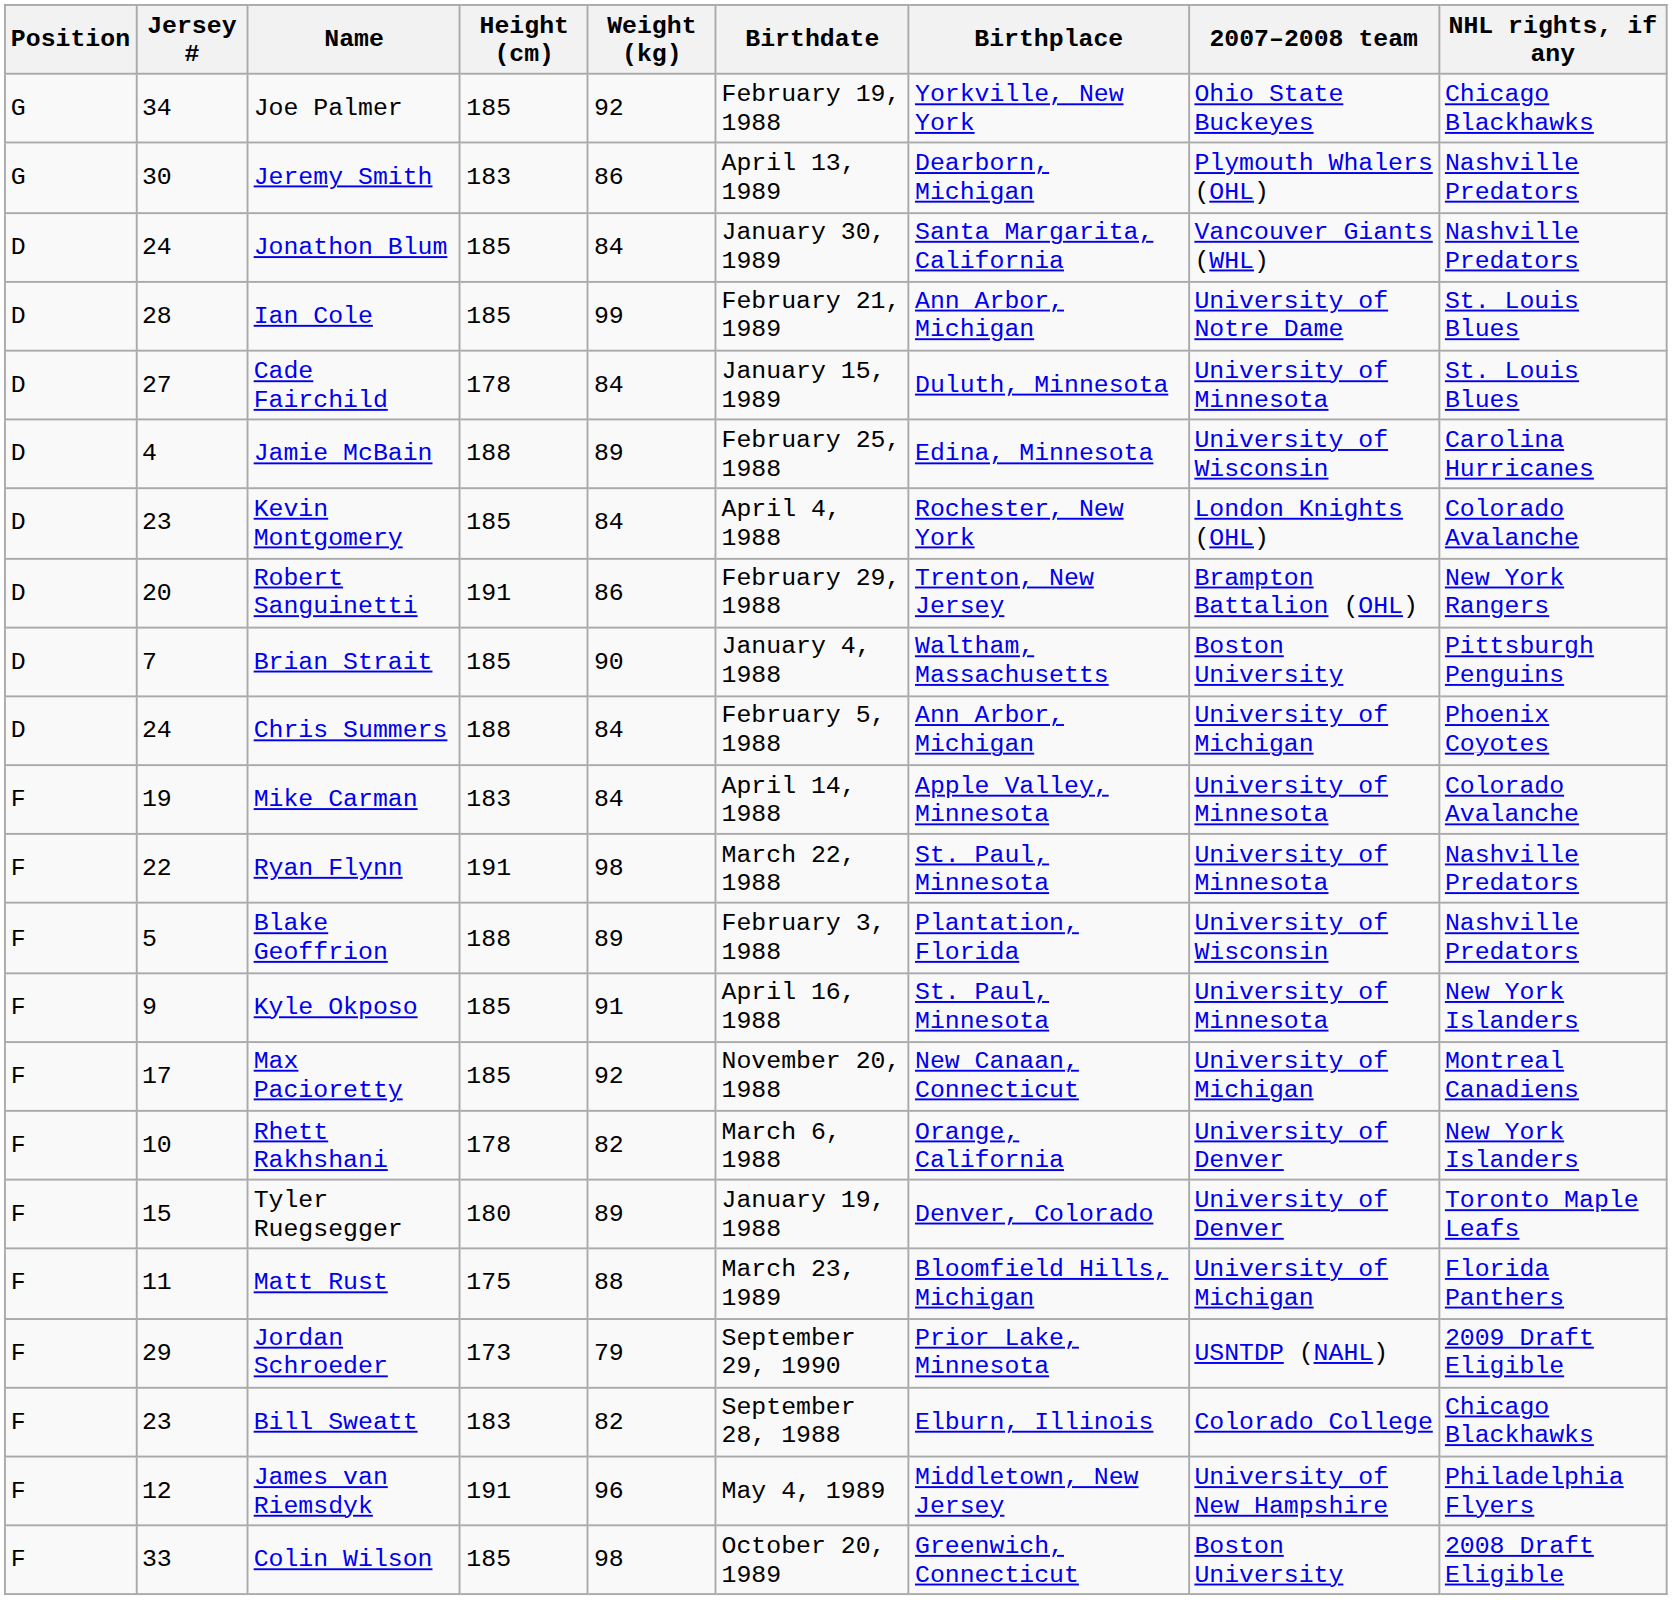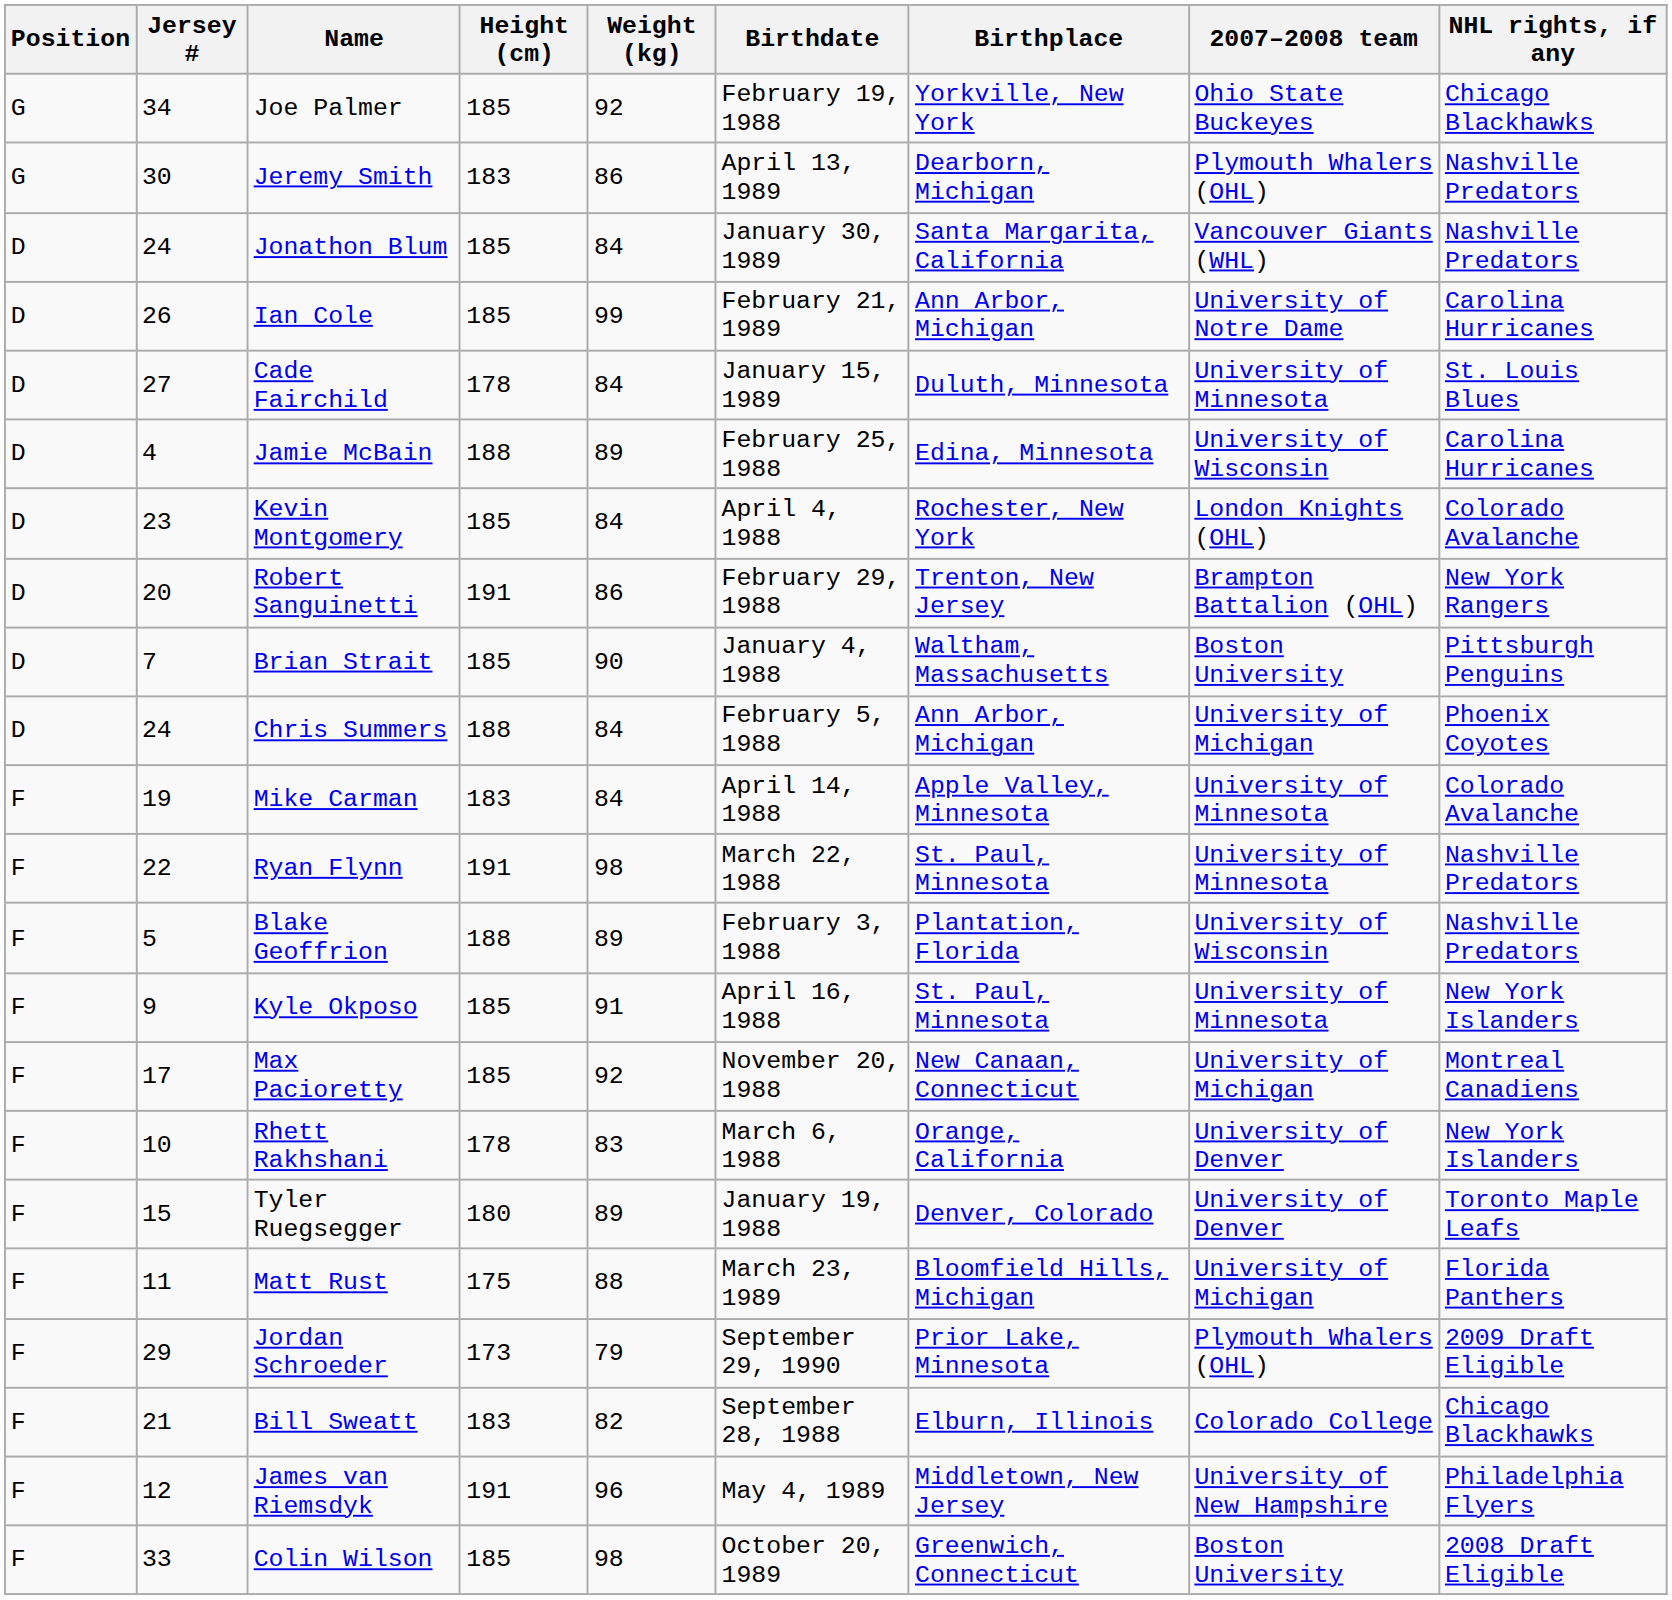(157, 316) 28 -> (157, 316) 26
(1512, 316) St. Louis Blues -> (1519, 316) Carolina Hurricanes
(609, 1145) 82 -> (609, 1145) 83
(1291, 1353) USNTDP (NAHL) -> (1314, 1353) Plymouth Whalers (OHL)
(157, 1422) 23 -> (157, 1422) 21
